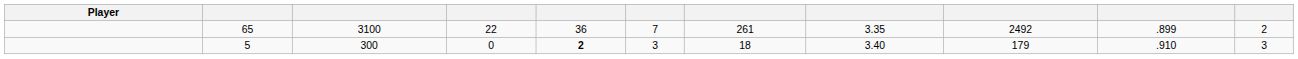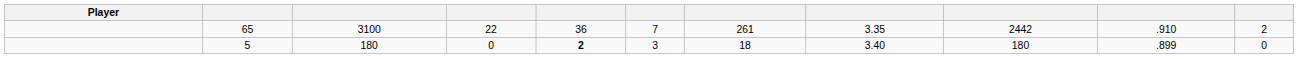(1021, 29) 2492 -> (1021, 29) 2442
(1166, 29) .899 -> (1166, 29) .910
(369, 45) 300 -> (369, 45) 180
(1021, 45) 179 -> (1021, 45) 180
(1166, 45) .910 -> (1166, 45) .899
(1264, 45) 3 -> (1264, 45) 0
